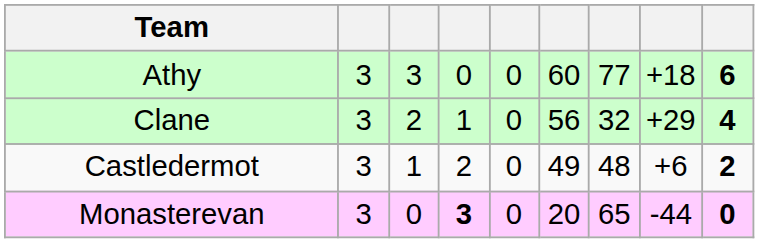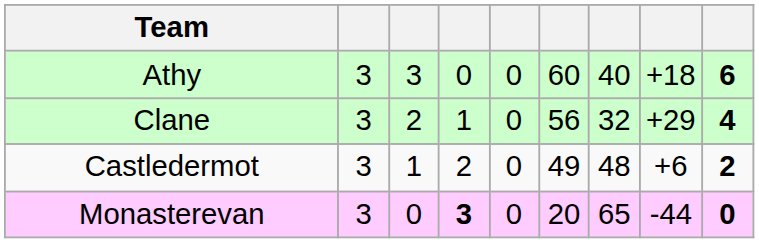(614, 74) 77 -> (614, 74) 40
